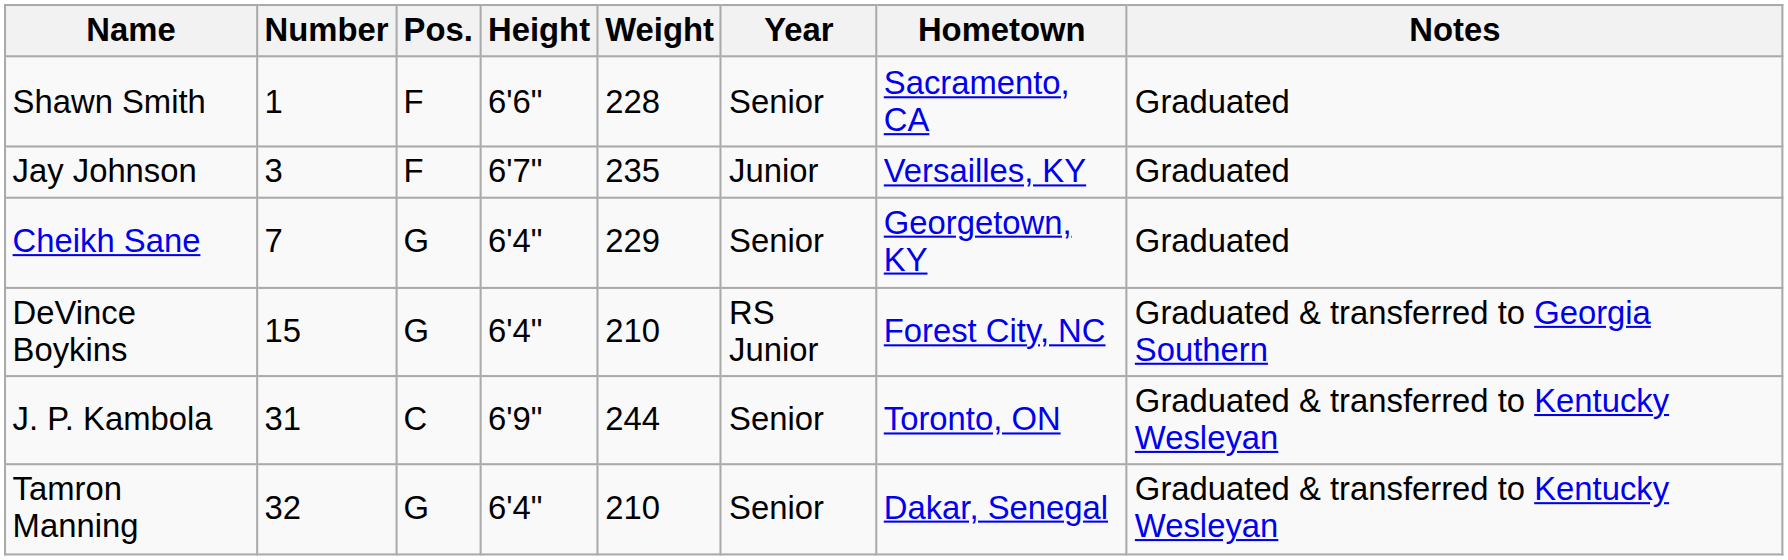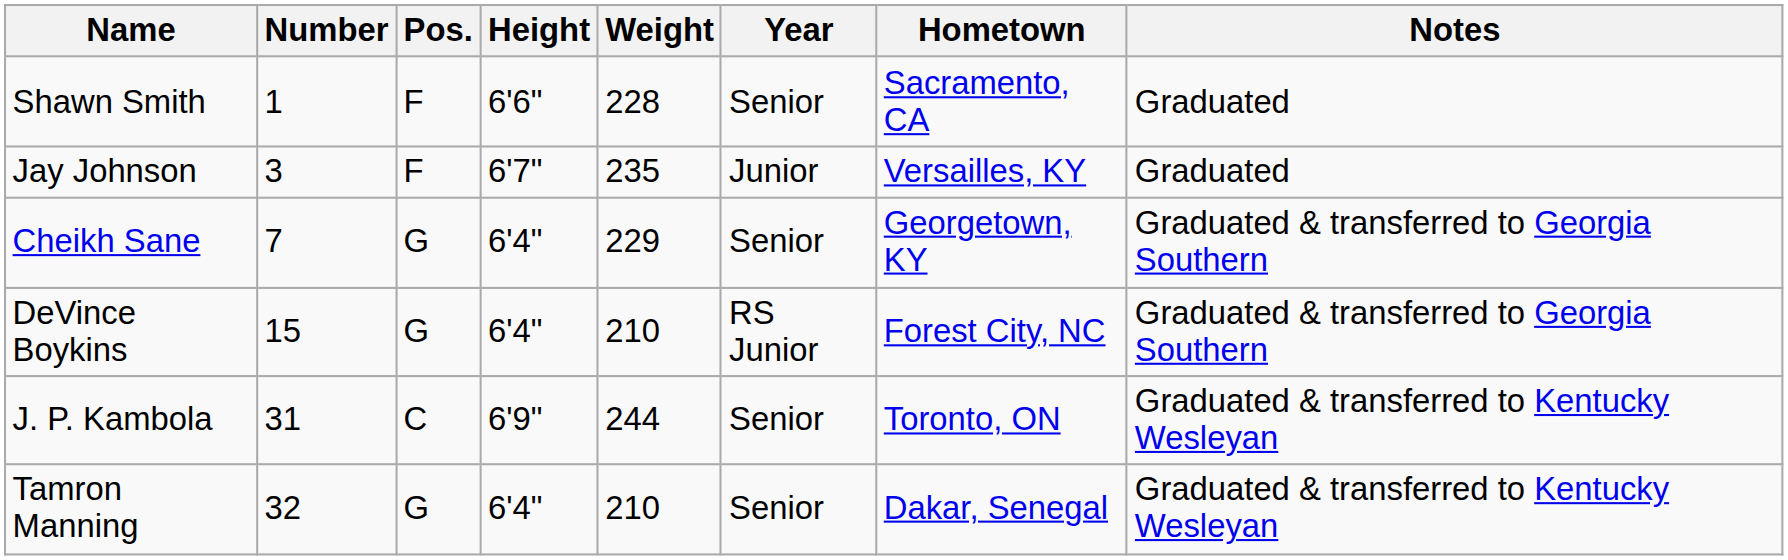(1212, 241) Graduated -> (1393, 241) Graduated & transferred to Georgia Southern
